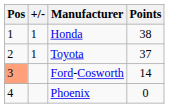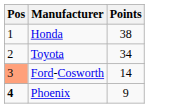- column: (38, 14)
(145, 54) 37 -> (126, 54) 34
(10, 93) normal -> (10, 93) bold
(145, 93) 0 -> (126, 93) 9
